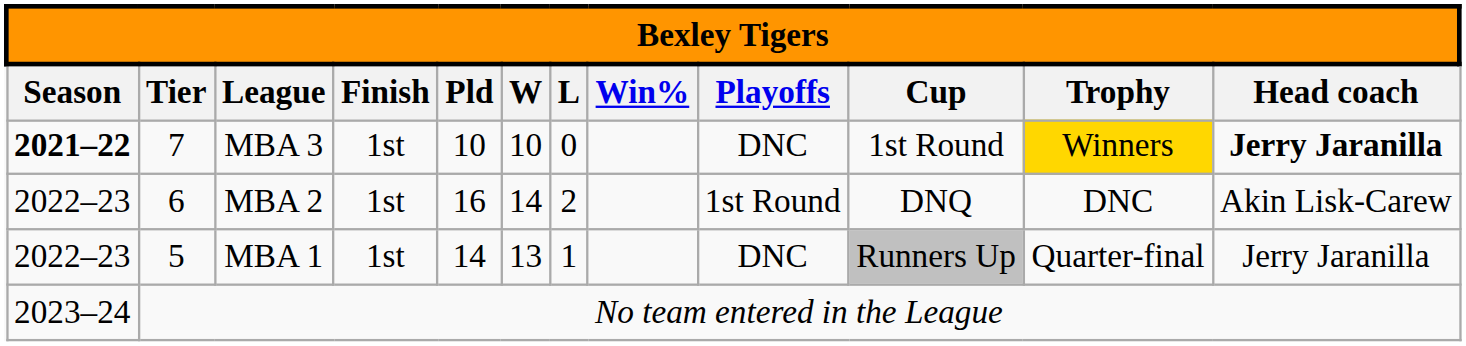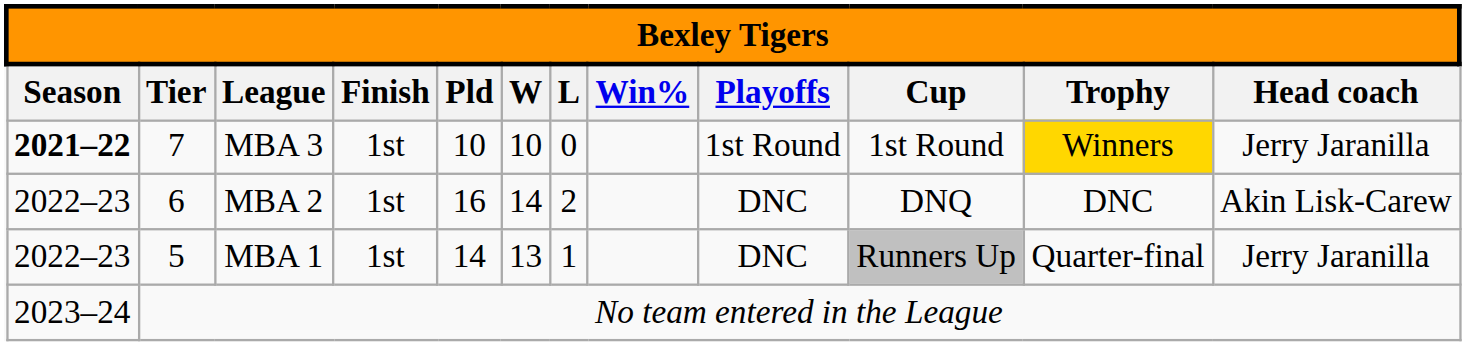(773, 146) DNC -> (773, 146) 1st Round
(1336, 146) bold -> (1336, 146) normal
(773, 201) 1st Round -> (773, 201) DNC
